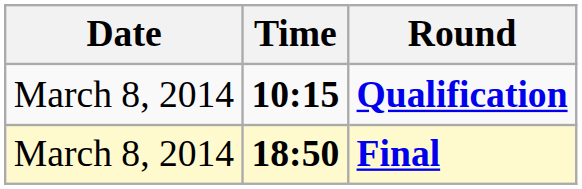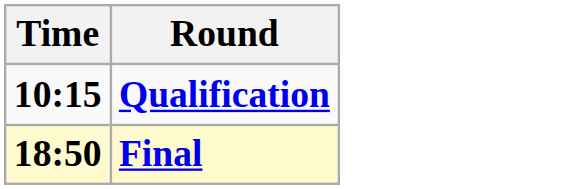- column: (124, 34)
